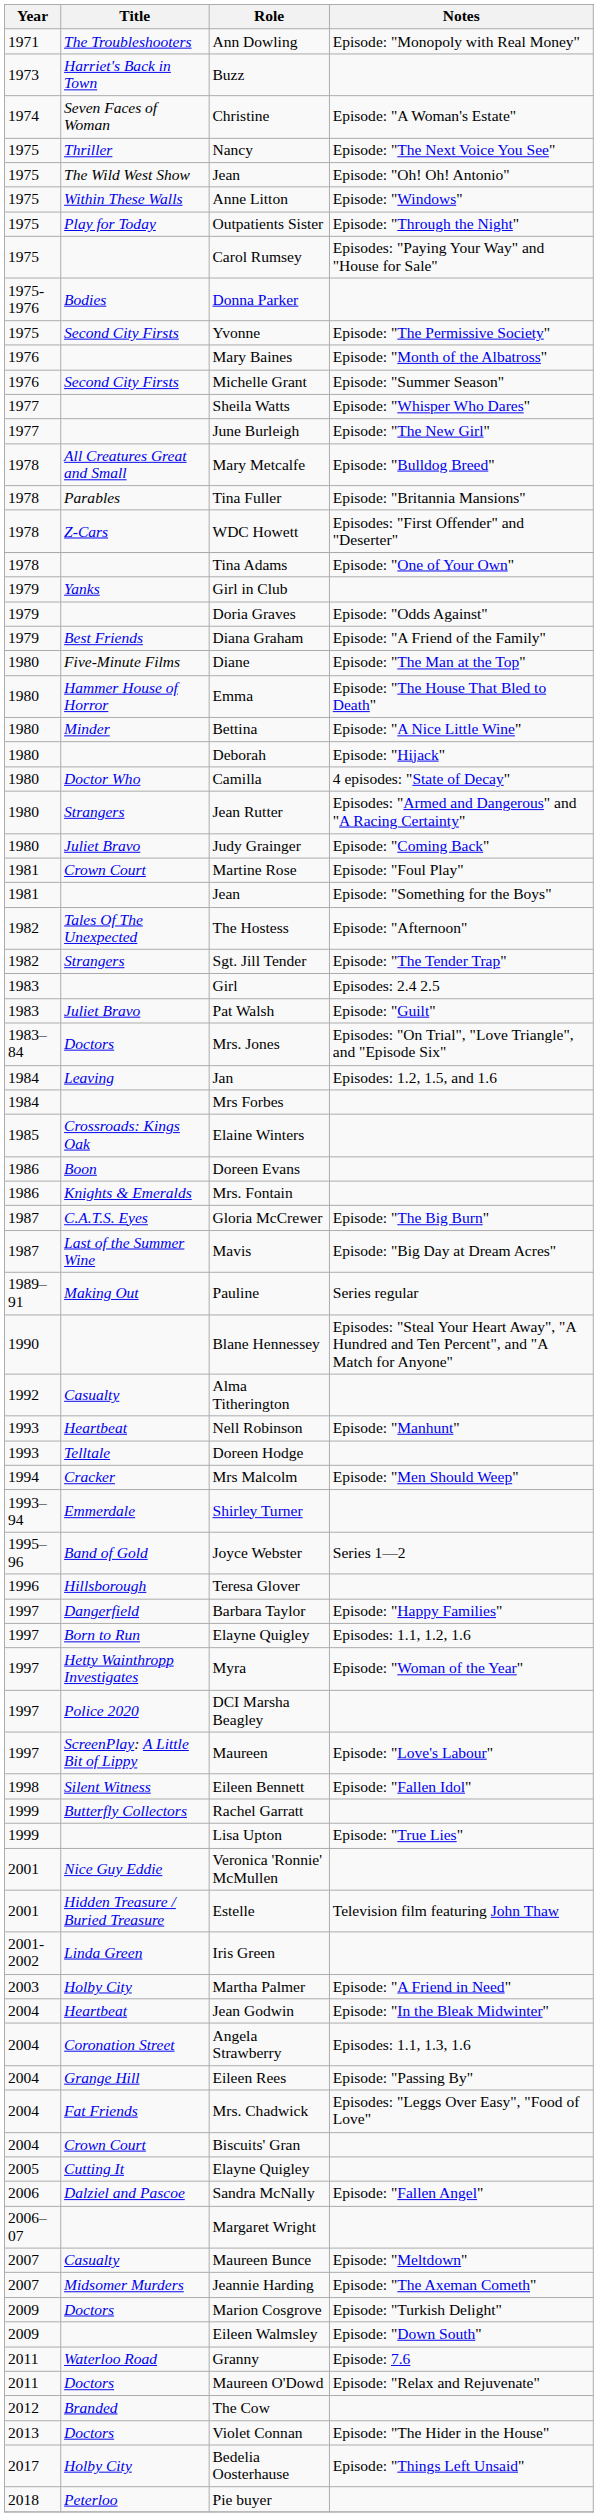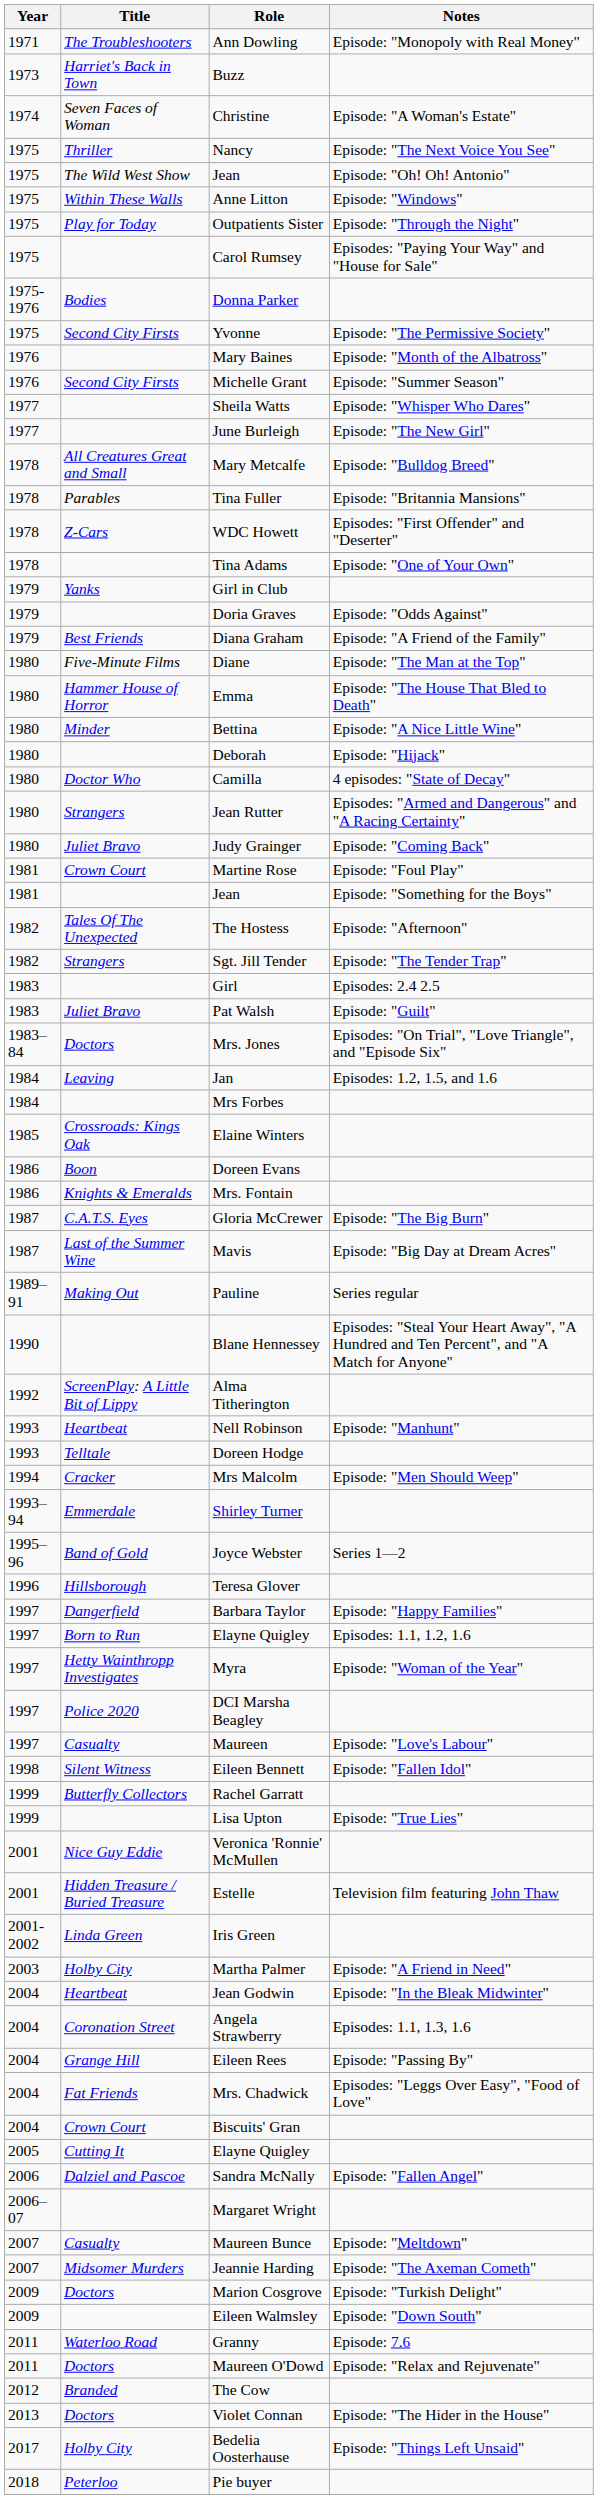(92, 1395) Casualty -> (126, 1395) ScreenPlay: A Little Bit of Lippy
(126, 1753) ScreenPlay: A Little Bit of Lippy -> (92, 1744) Casualty
